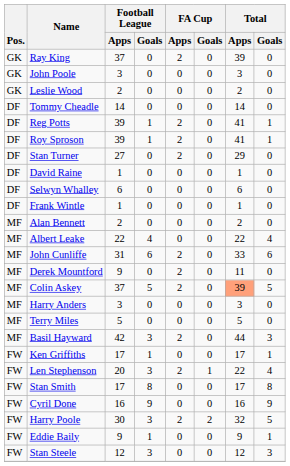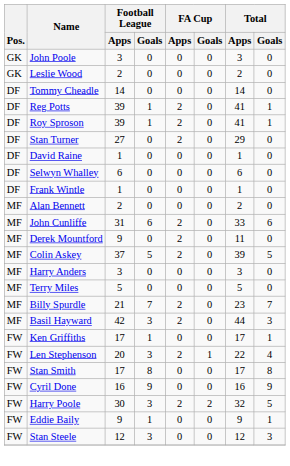- row: (50, 57)
- row: (57, 238)
(240, 288) lightsalmon background -> (240, 255) no background
+ row: (58, 304)
